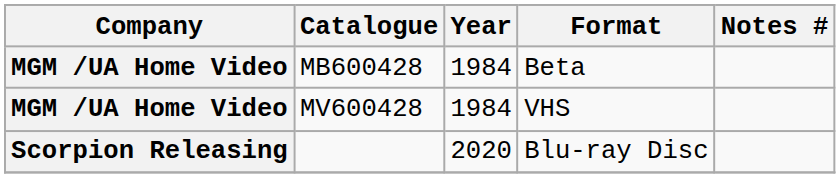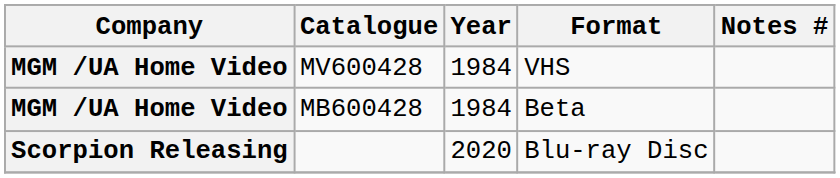rows swapped: (361, 68) <-> (361, 109)
